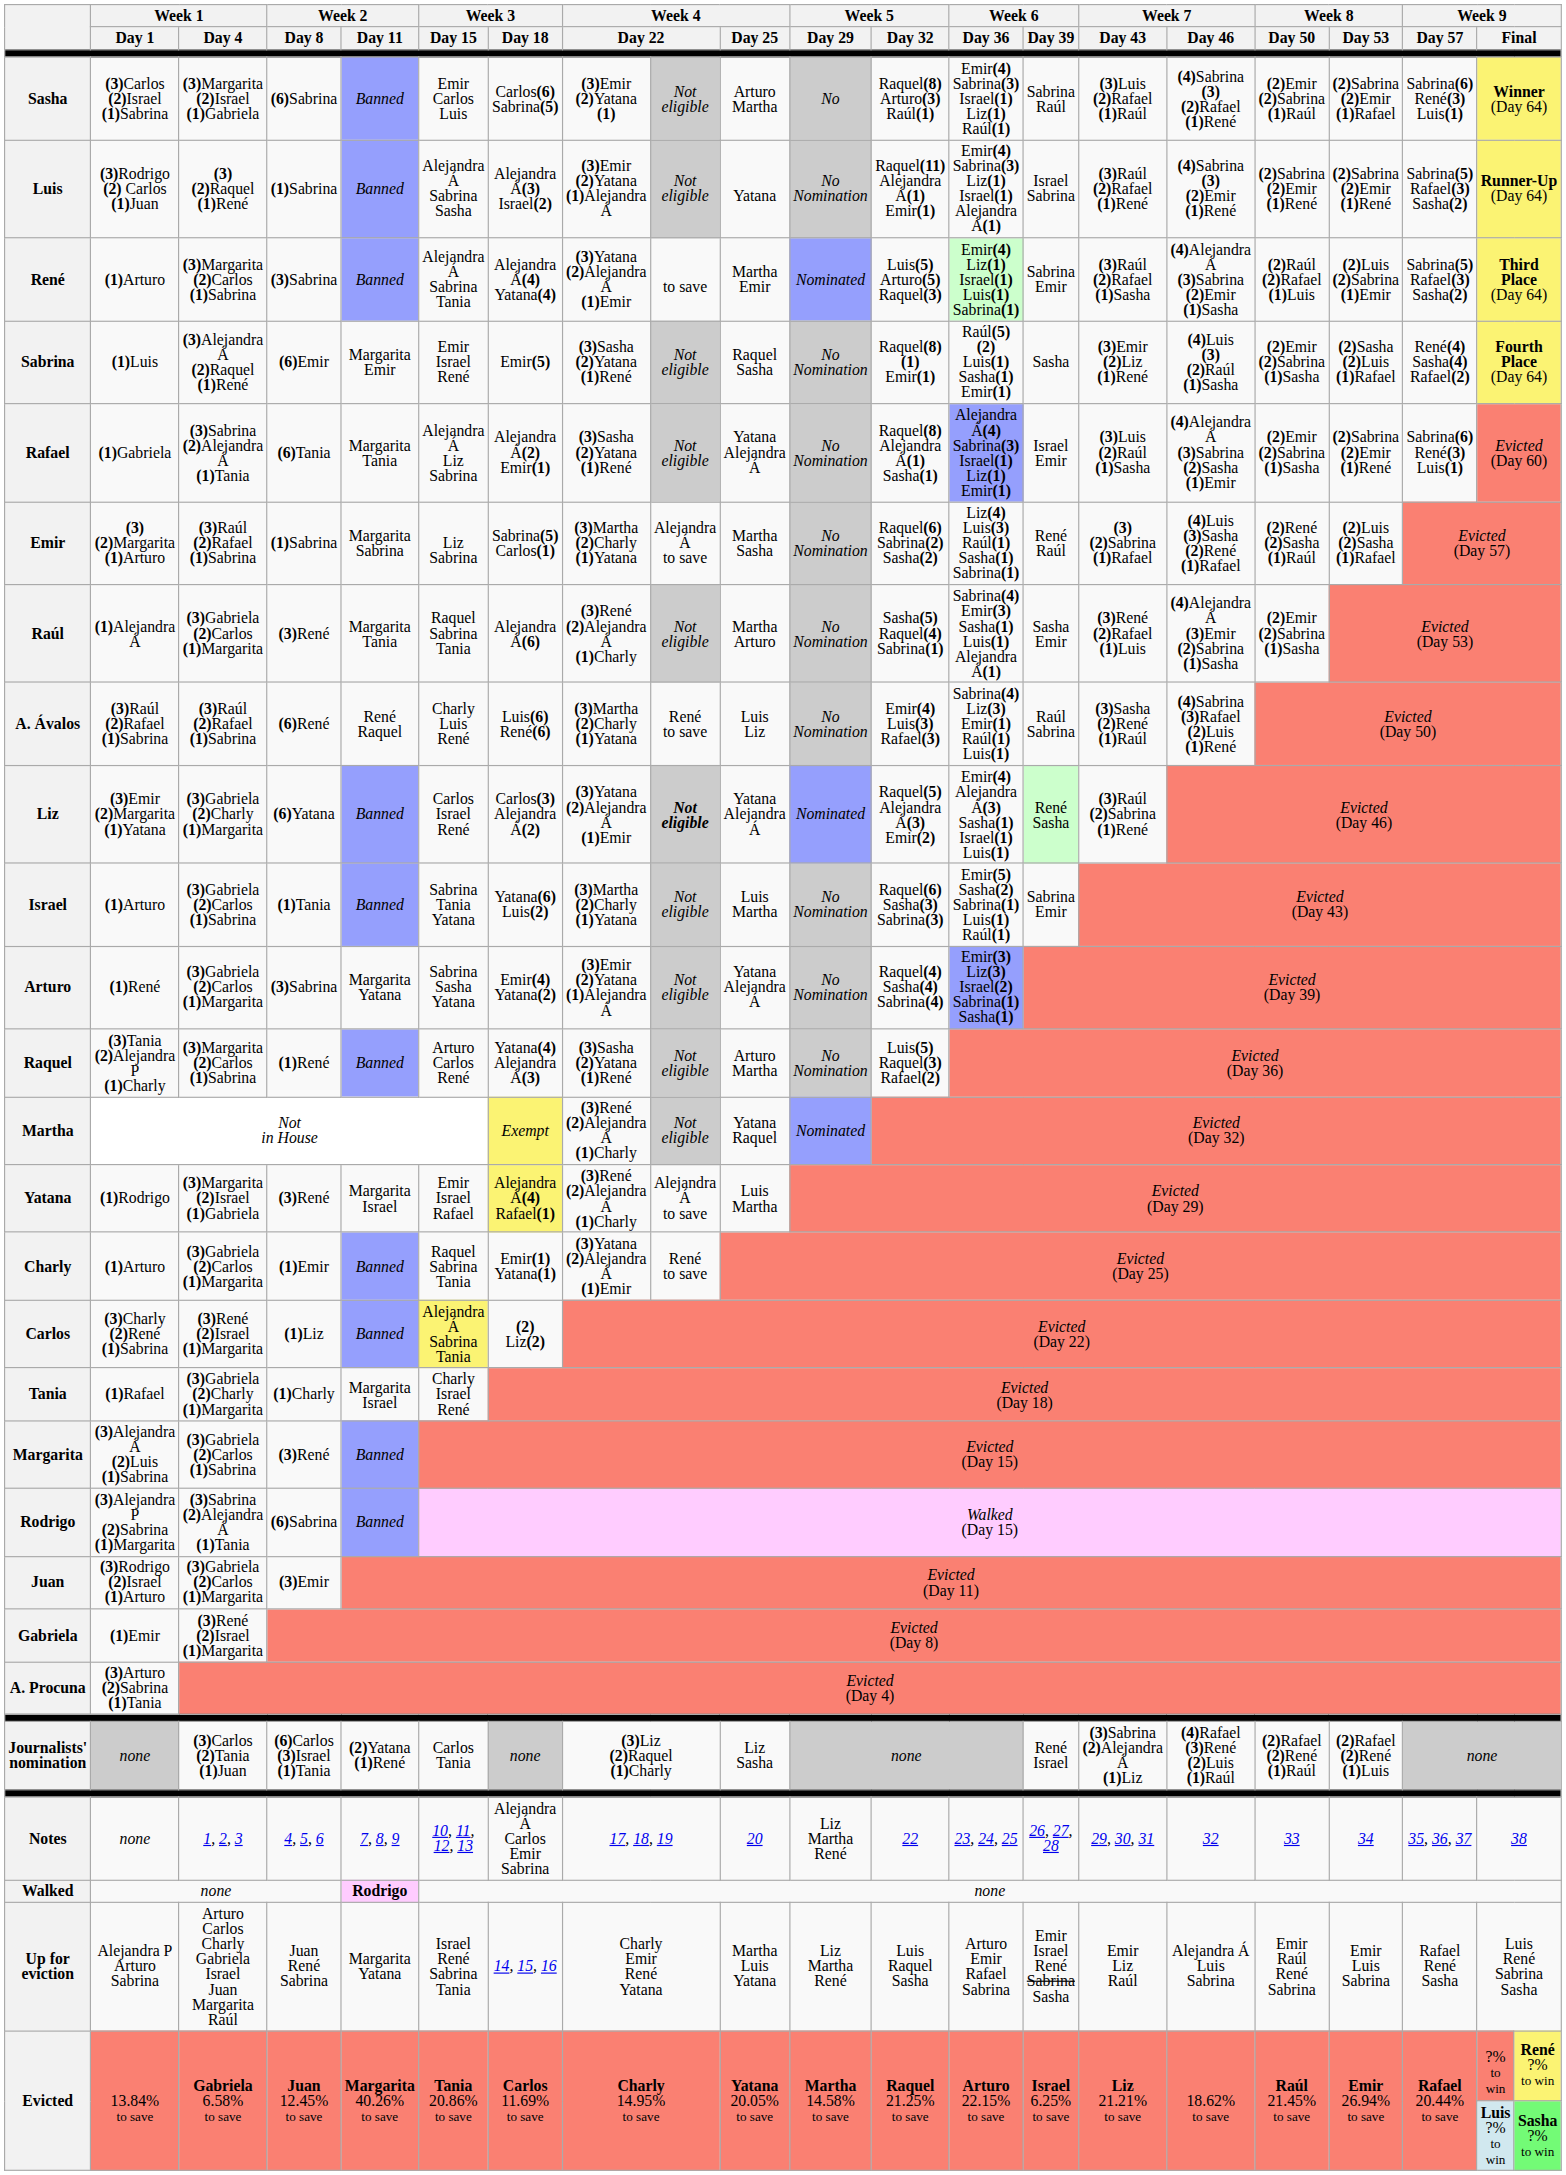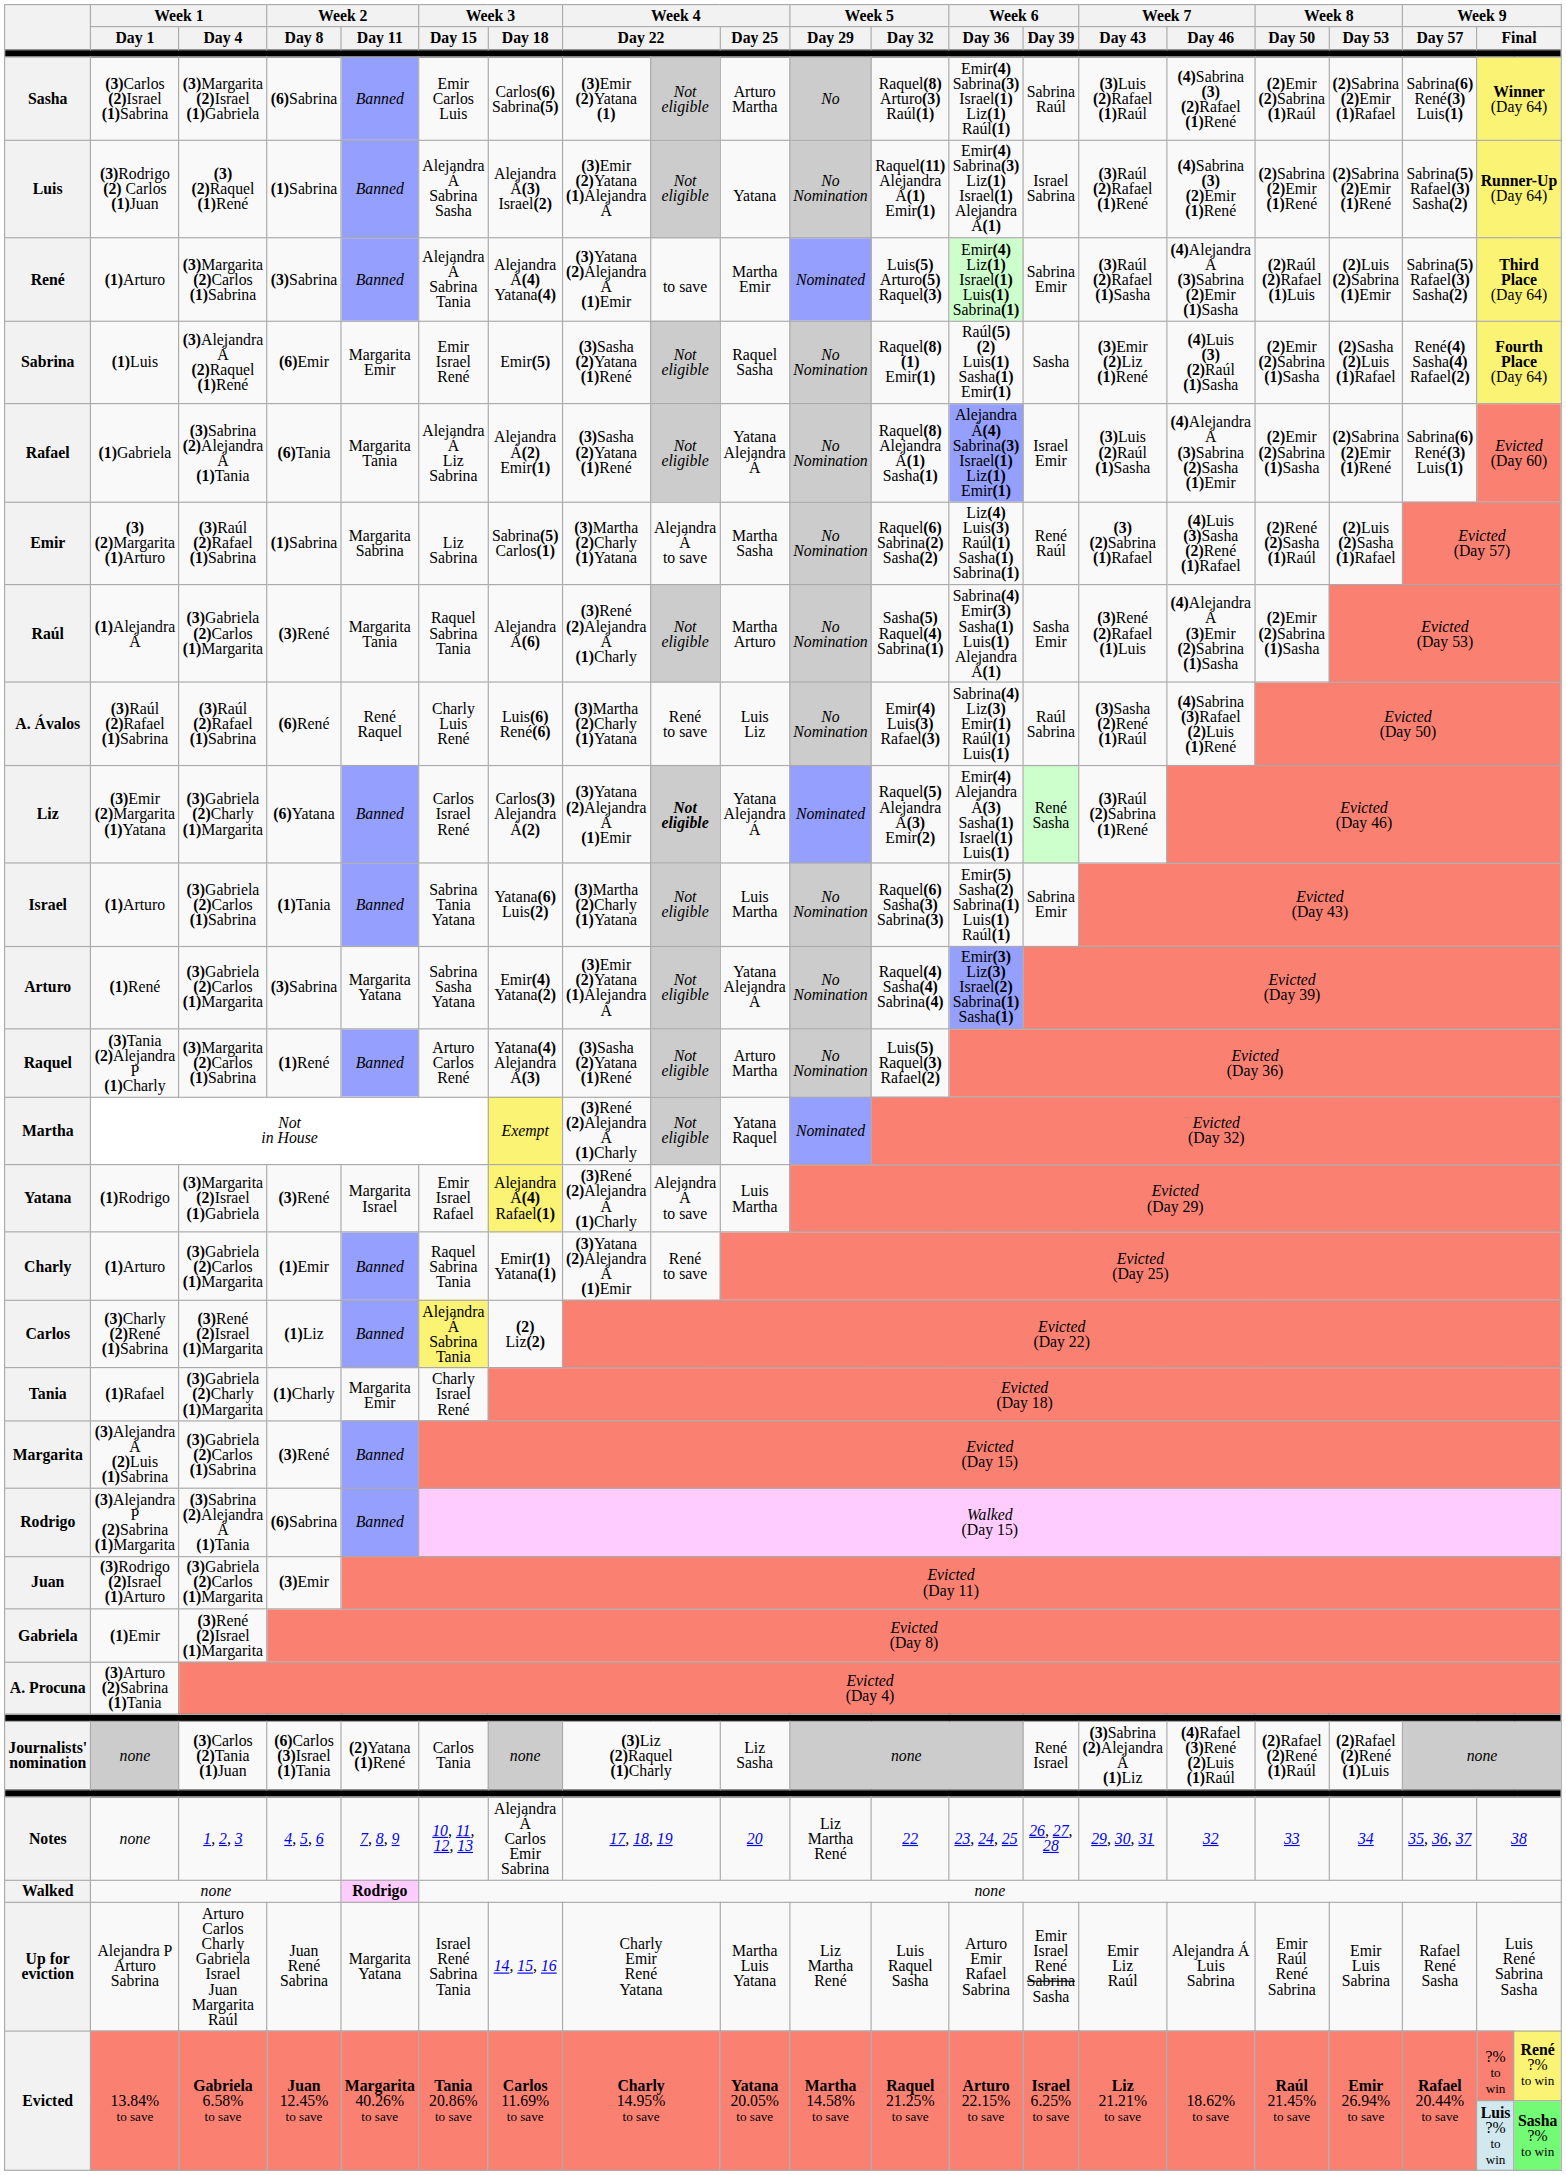(380, 1394) Margarita Israel -> (380, 1394) Margarita Emir
